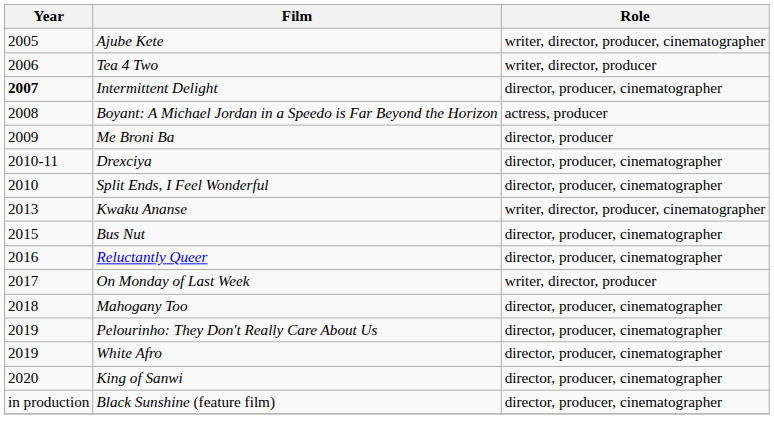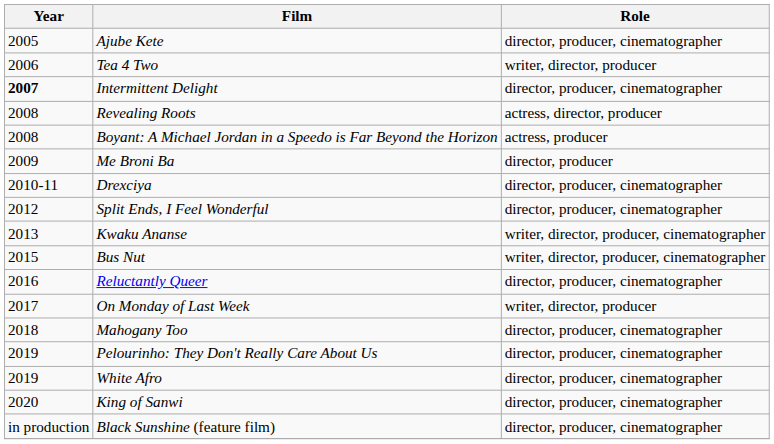(635, 40) writer, director, producer, cinematographer -> (613, 40) director, producer, cinematographer
+ row: (146, 112)
(23, 185) 2010 -> (23, 209) 2012
(613, 233) director, producer, cinematographer -> (635, 257) writer, director, producer, cinematographer
